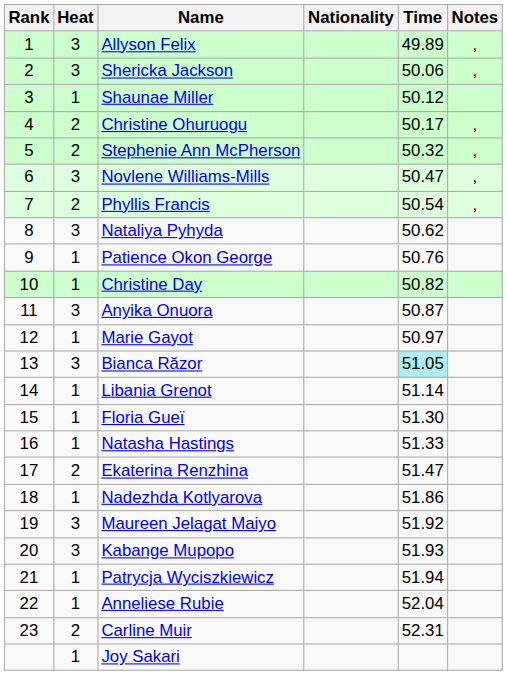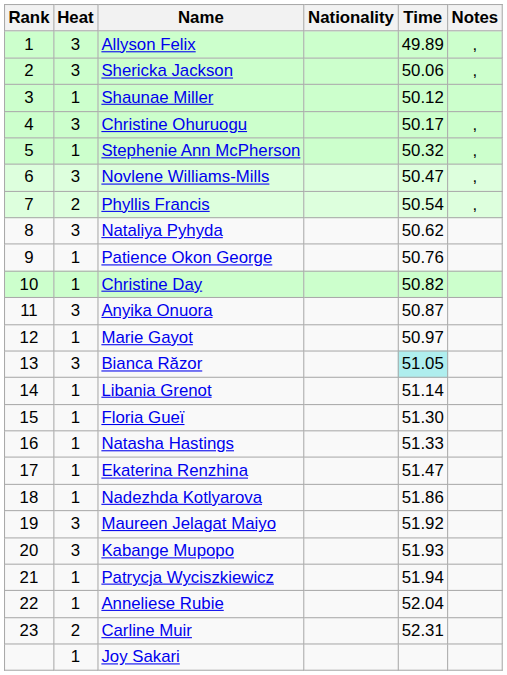(75, 124) 2 -> (75, 124) 3
(75, 151) 2 -> (75, 151) 1
(75, 470) 2 -> (75, 470) 1
